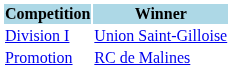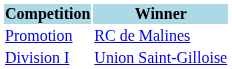rows swapped: (37, 36) <-> (39, 58)
